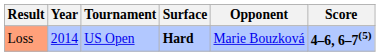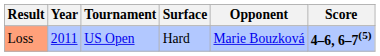(64, 38) 2014 -> (64, 38) 2011
(178, 38) bold -> (176, 38) normal
